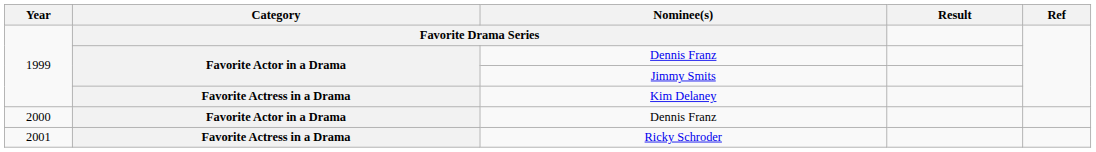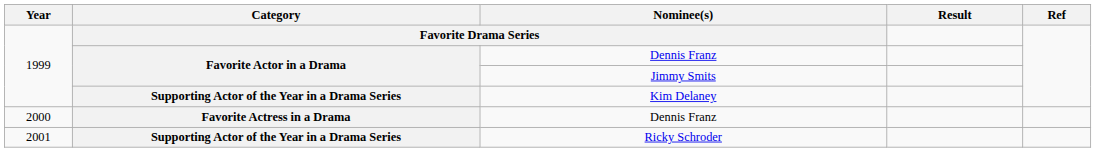(276, 96) Favorite Actress in a Drama -> (276, 96) Supporting Actor of the Year in a Drama Series
(276, 117) Favorite Actor in a Drama -> (276, 117) Favorite Actress in a Drama
(276, 137) Favorite Actress in a Drama -> (276, 137) Supporting Actor of the Year in a Drama Series
